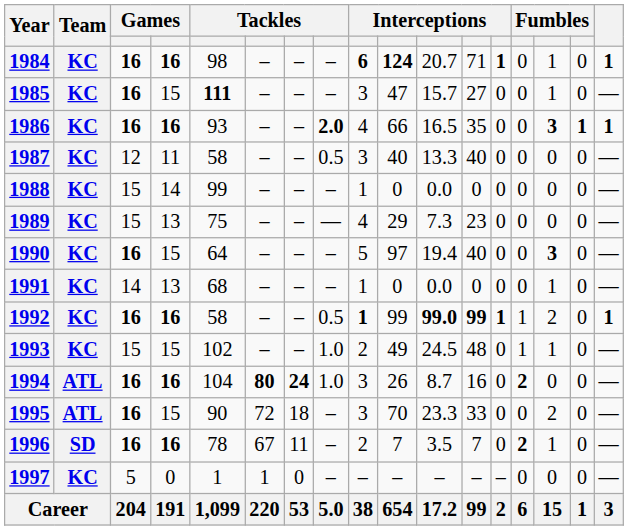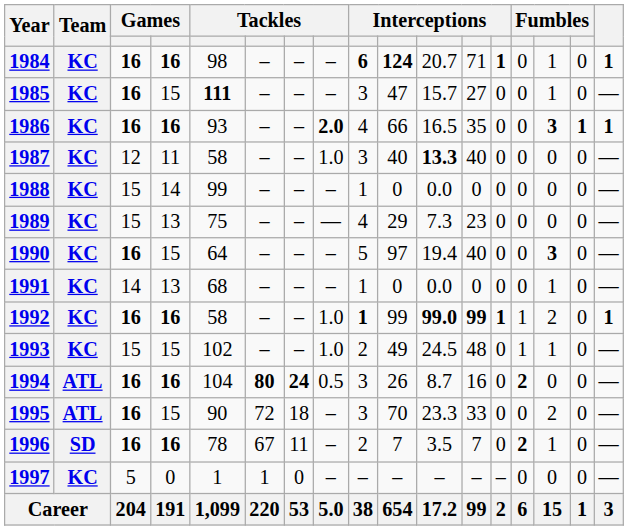(331, 157) 0.5 -> (331, 157) 1.0
(439, 157) normal -> (439, 157) bold
(331, 317) 0.5 -> (331, 317) 1.0
(331, 381) 1.0 -> (331, 381) 0.5
